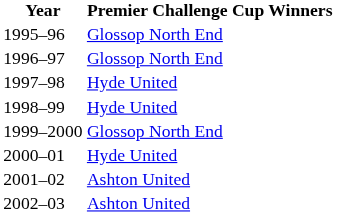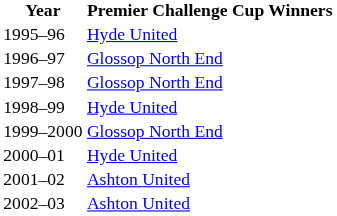(155, 34) Glossop North End -> (132, 34) Hyde United
(132, 82) Hyde United -> (155, 82) Glossop North End
